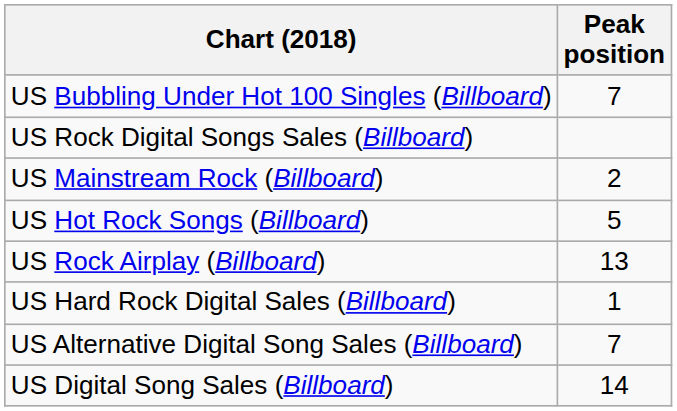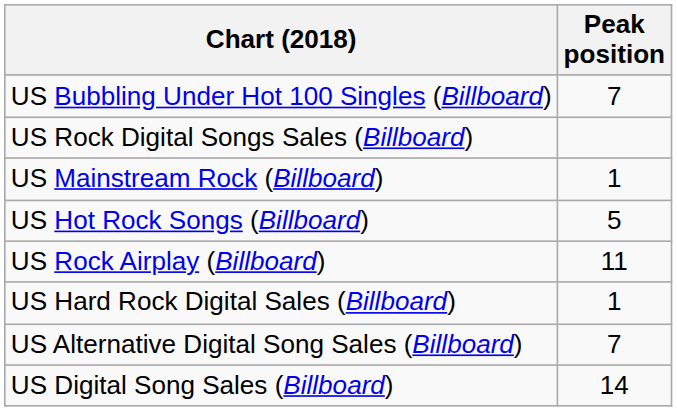(614, 178) 2 -> (614, 178) 1
(614, 261) 13 -> (614, 261) 11
